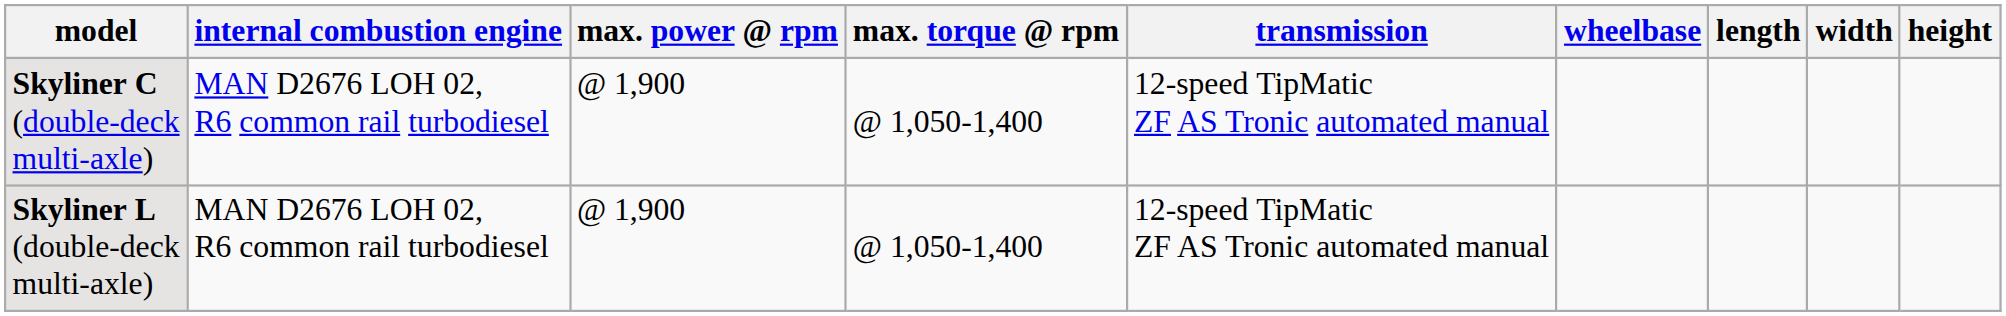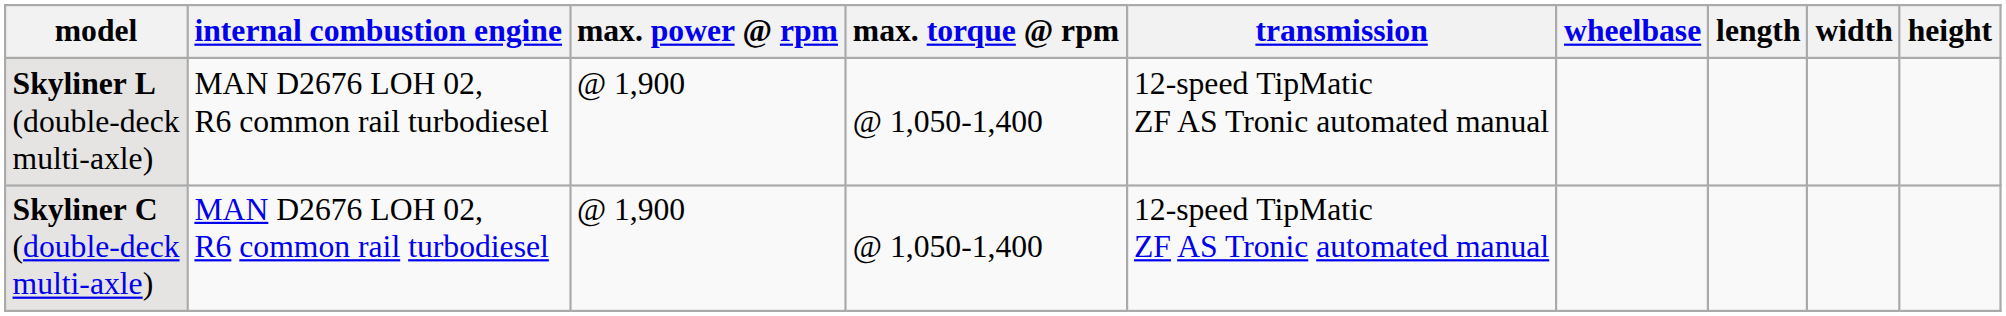rows swapped: (96, 120) <-> (96, 247)
